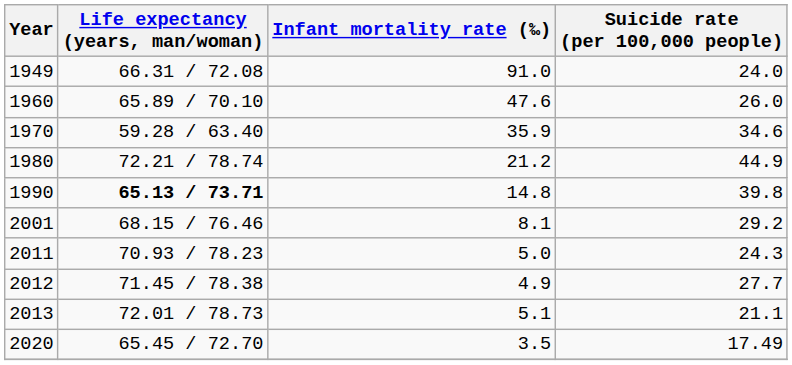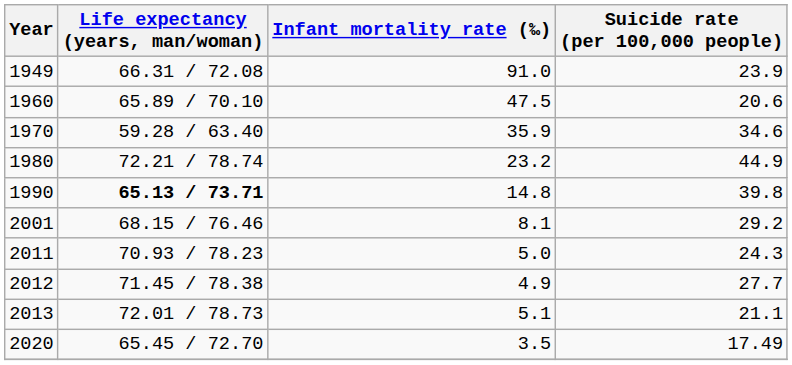(761, 72) 24.0 -> (761, 72) 23.9
(529, 102) 47.6 -> (529, 102) 47.5
(761, 102) 26.0 -> (761, 102) 20.6
(529, 163) 21.2 -> (529, 163) 23.2
